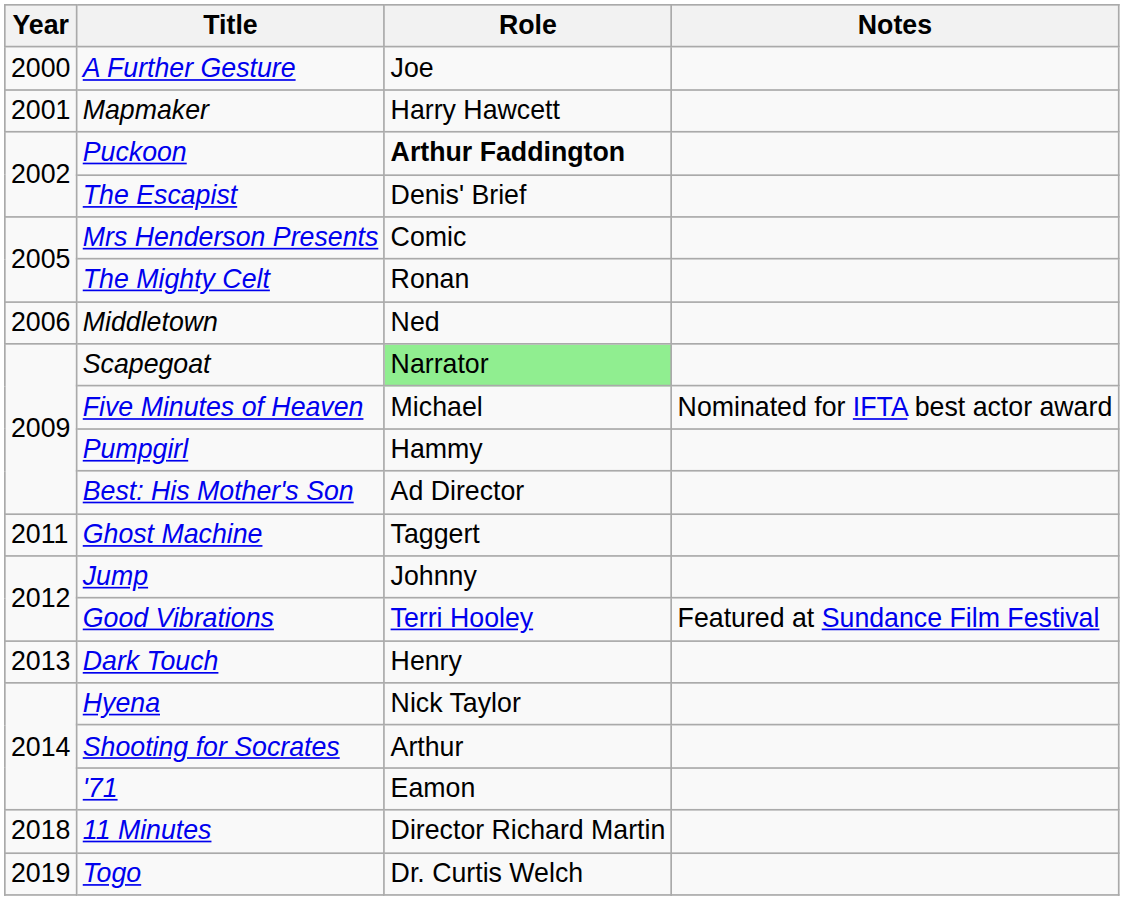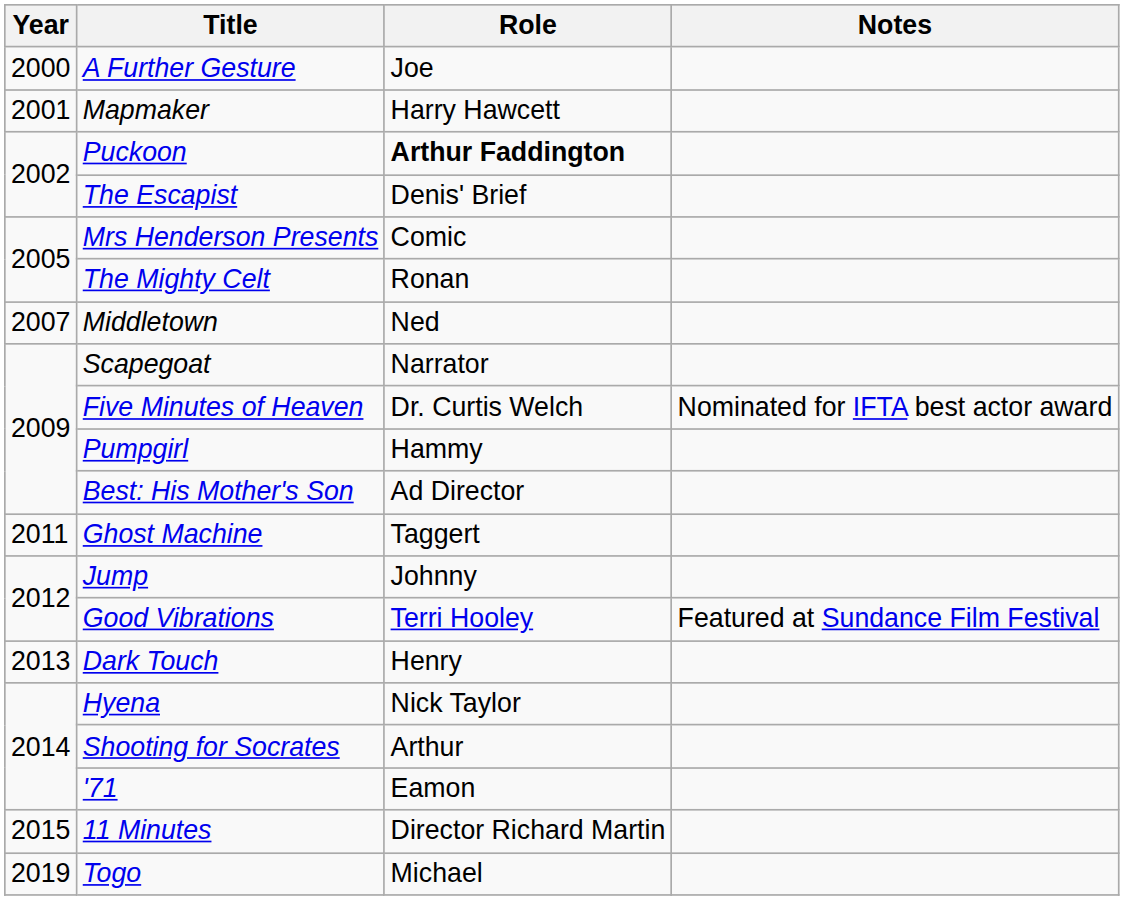(41, 322) 2006 -> (41, 322) 2007
(440, 364) lightgreen background -> (440, 364) no background
(437, 407) Michael -> (487, 407) Dr. Curtis Welch
(41, 830) 2018 -> (41, 830) 2015
(487, 873) Dr. Curtis Welch -> (437, 873) Michael
